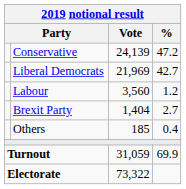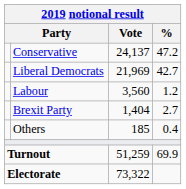(133, 52) 24,139 -> (133, 52) 24,137
(133, 154) 31,059 -> (133, 154) 51,259
